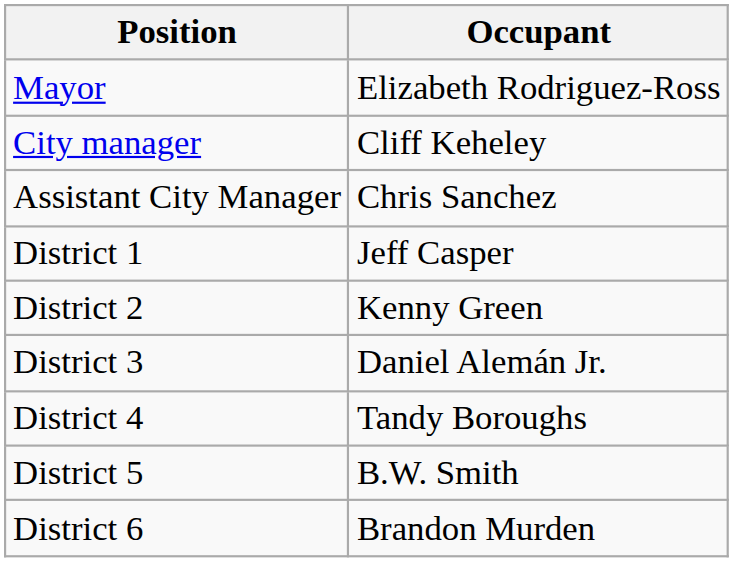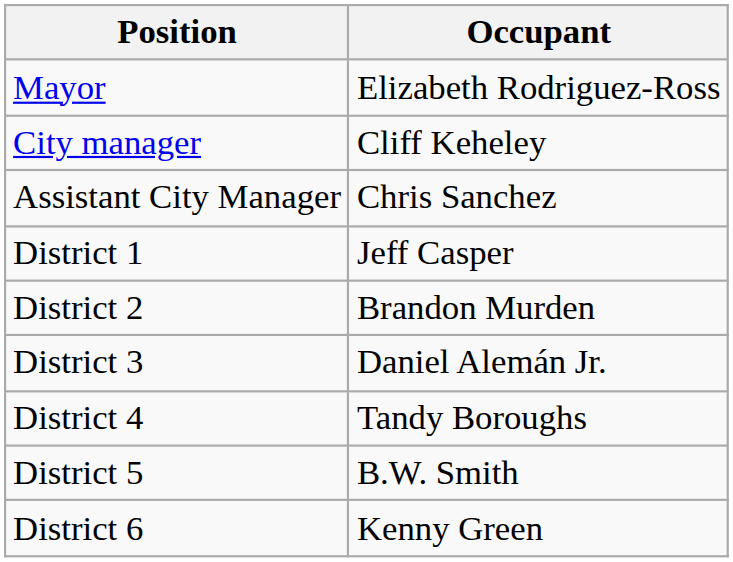(450, 307) Kenny Green -> (476, 307) Brandon Murden
(476, 527) Brandon Murden -> (450, 527) Kenny Green
